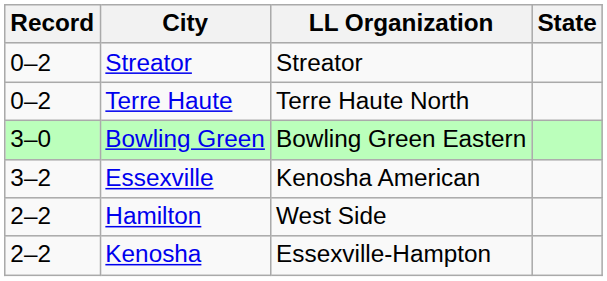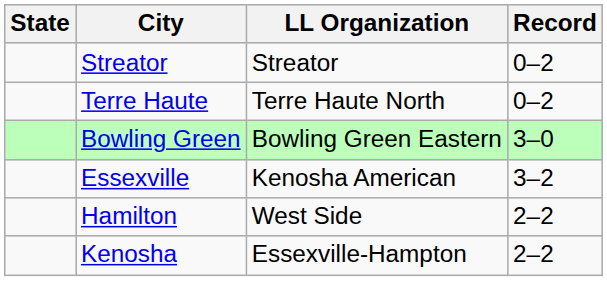columns swapped: (567, 23) <-> (52, 23)
